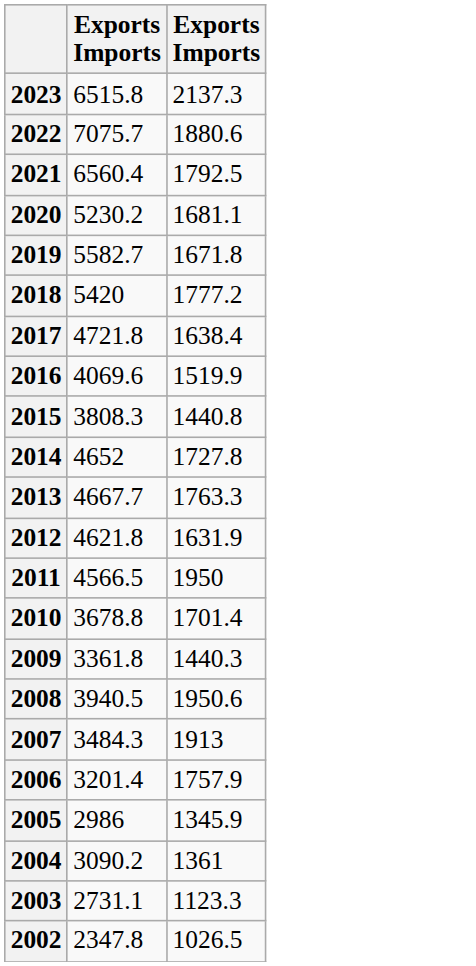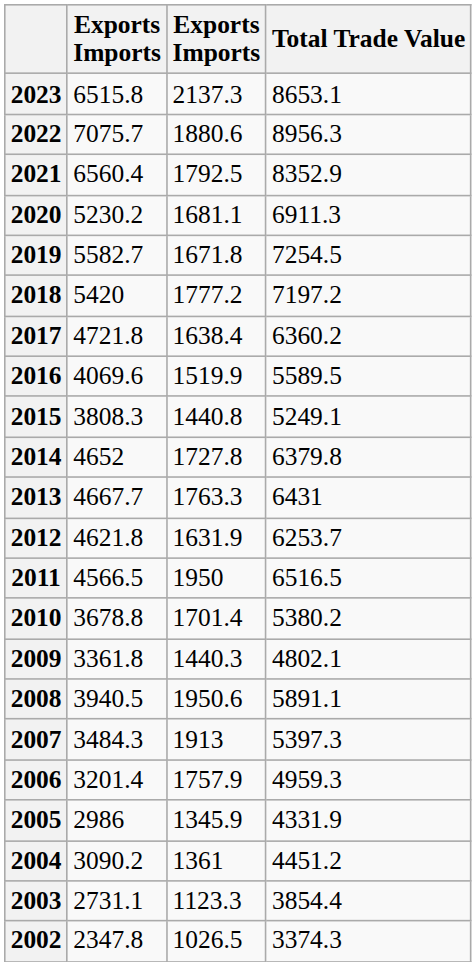+ column: (369, 38)
